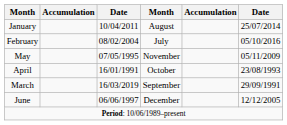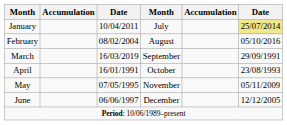(161, 26) August -> (161, 26) July
(261, 26) no background -> (261, 26) khaki background
(161, 41) July -> (161, 41) August
rows swapped: (22, 85) <-> (22, 56)
